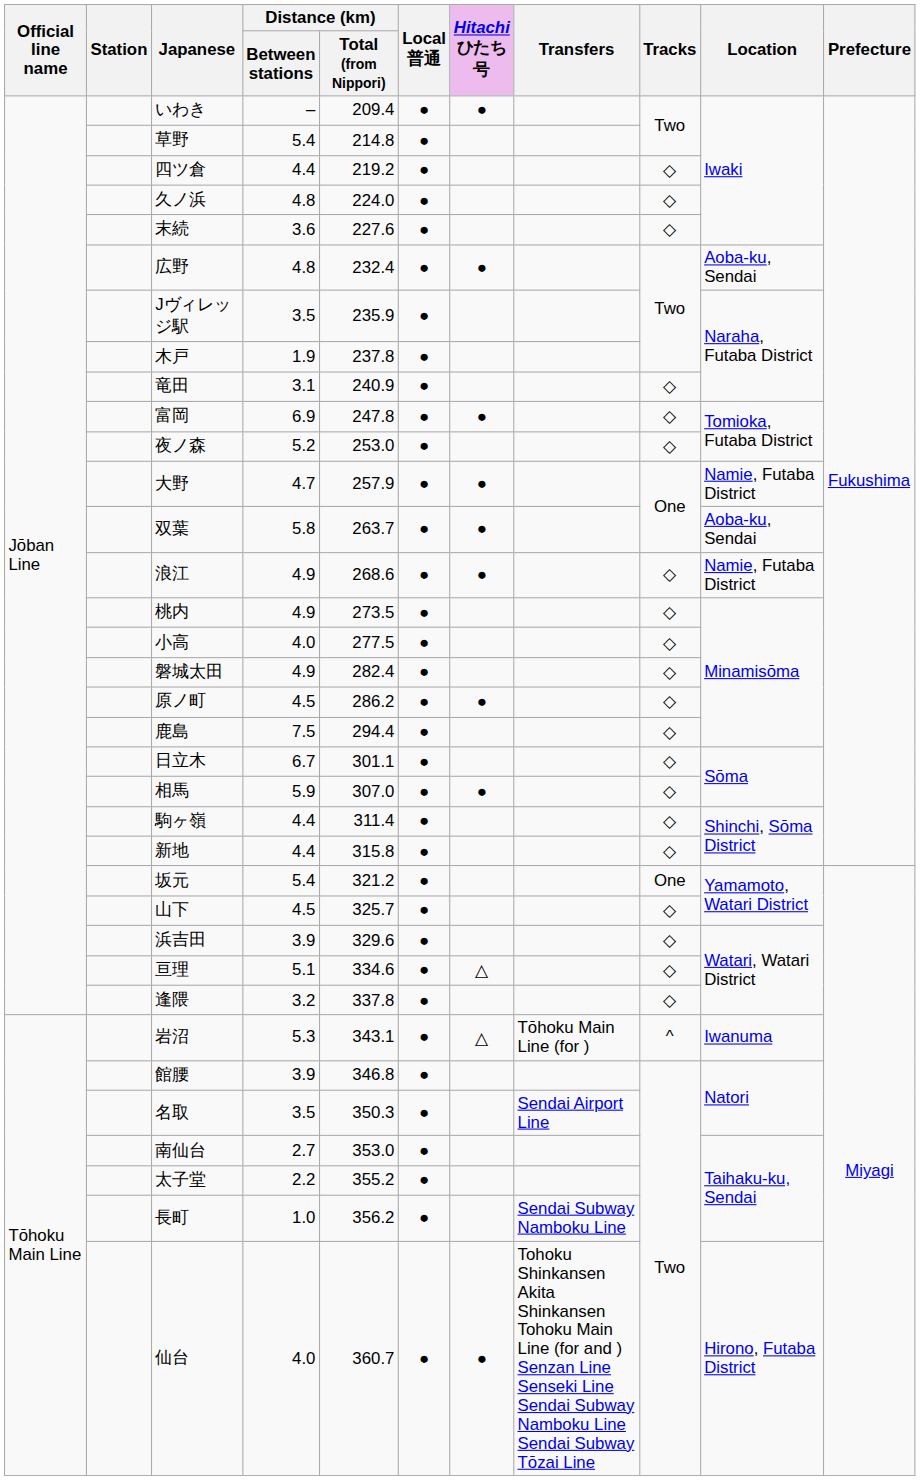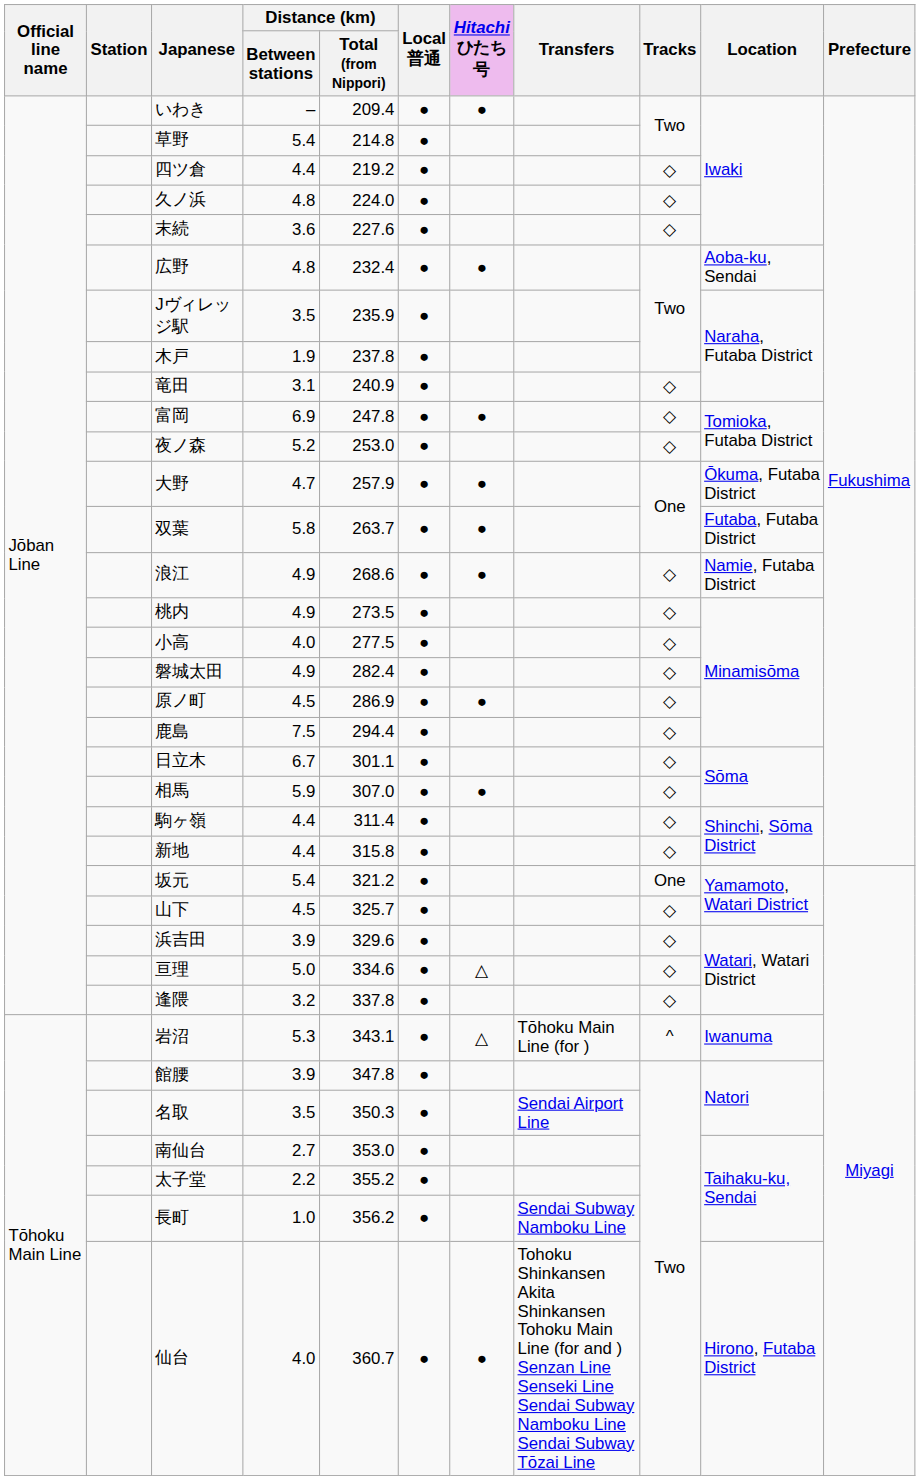(759, 483) Namie, Futaba District -> (762, 483) Ōkuma, Futaba District
(738, 529) Aoba-ku, Sendai -> (761, 529) Futaba, Futaba District
(373, 702) 286.2 -> (373, 702) 286.9
(304, 970) 5.1 -> (304, 970) 5.0
(373, 1075) 346.8 -> (373, 1075) 347.8
